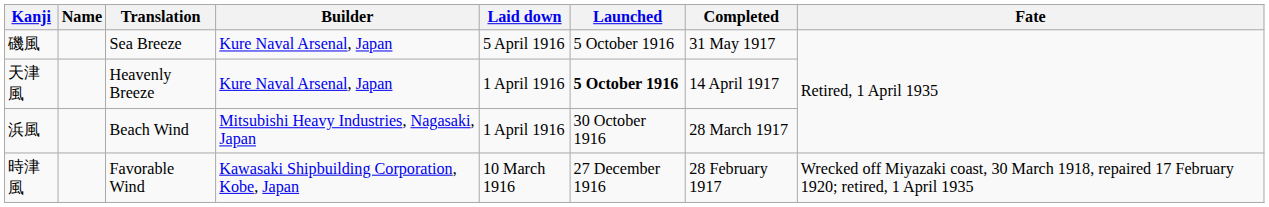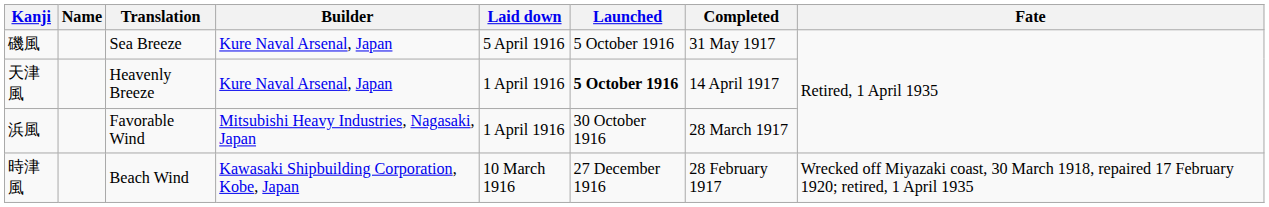(149, 130) Beach Wind -> (142, 130) Favorable Wind
(142, 177) Favorable Wind -> (149, 177) Beach Wind
